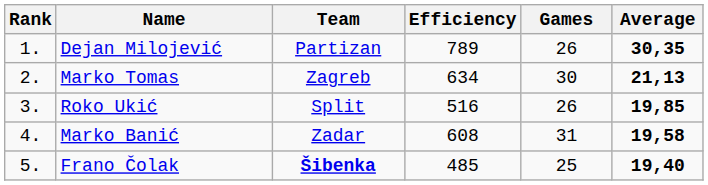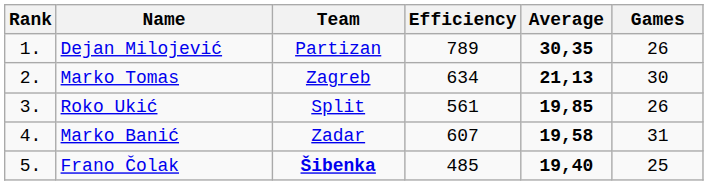columns swapped: (566, 19) <-> (658, 19)
(463, 107) 516 -> (463, 107) 561
(463, 136) 608 -> (463, 136) 607
